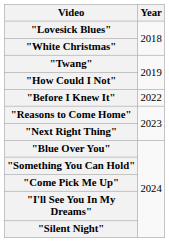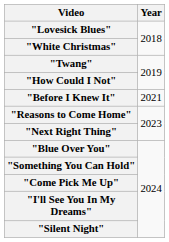(151, 98) 2022 -> (151, 98) 2021
